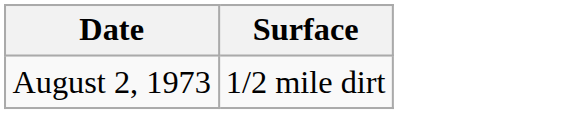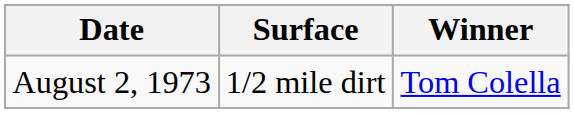+ column: (481, 30)
